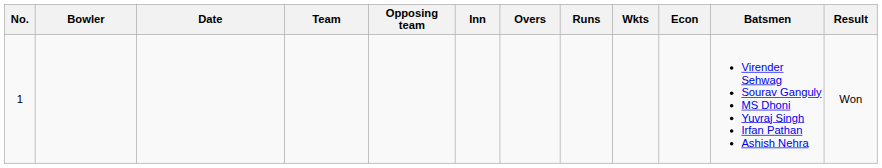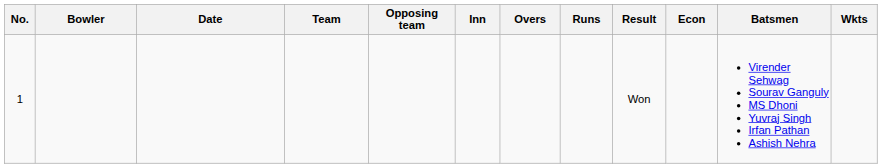columns swapped: (636, 19) <-> (851, 19)
